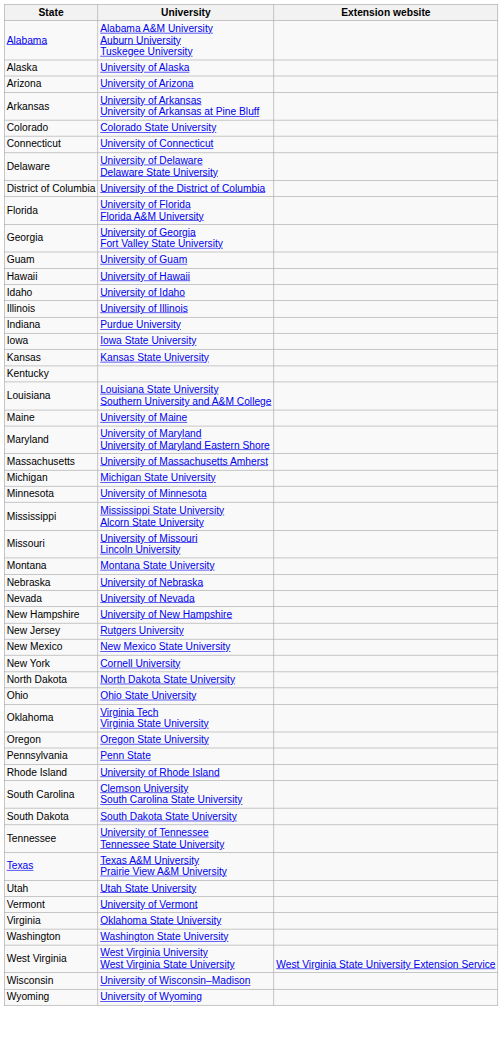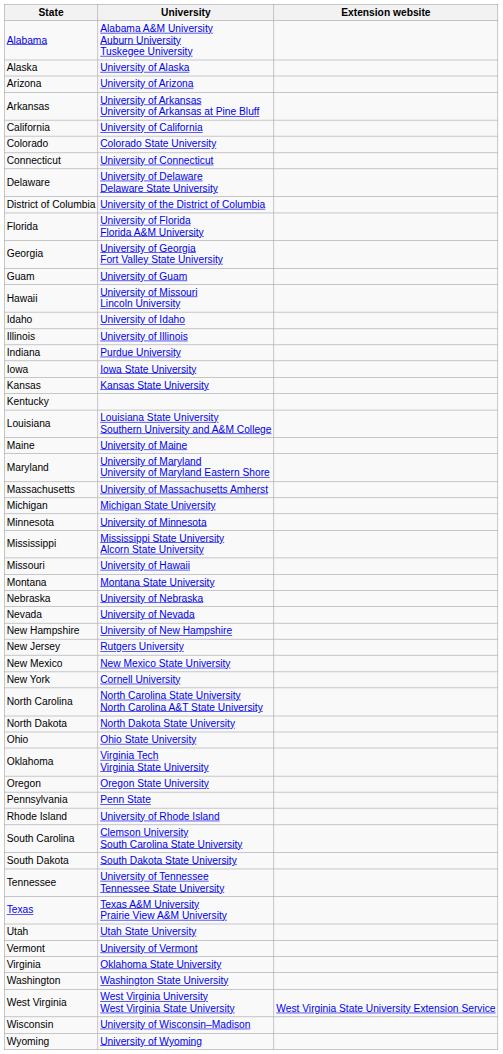+ row: (28, 128)
(145, 276) University of Hawaii -> (149, 298) University of Missouri Lincoln University
(149, 544) University of Missouri Lincoln University -> (145, 566) University of Hawaii
+ row: (40, 701)
